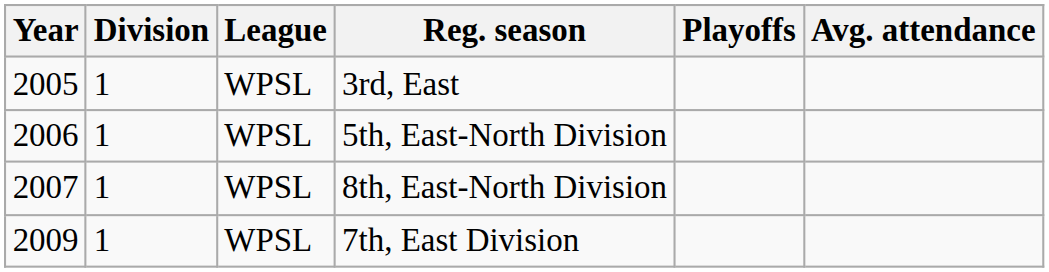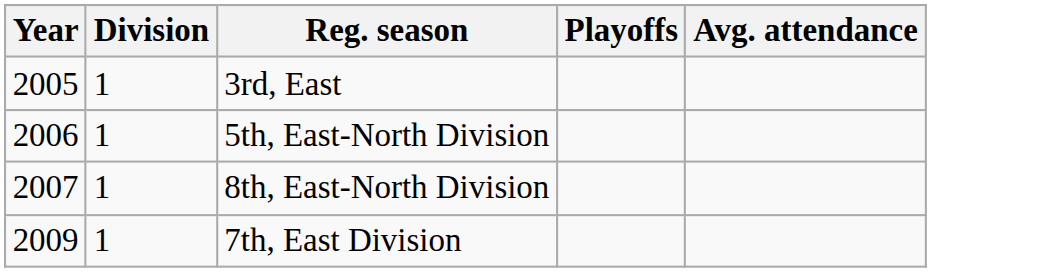- column: (276, 30)
